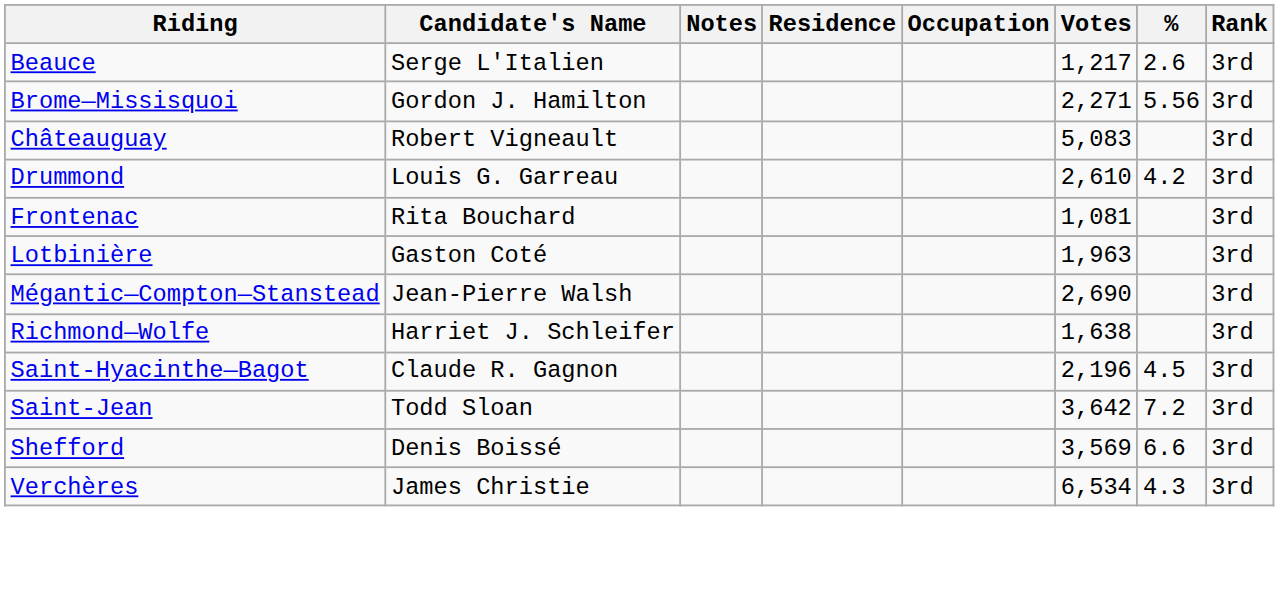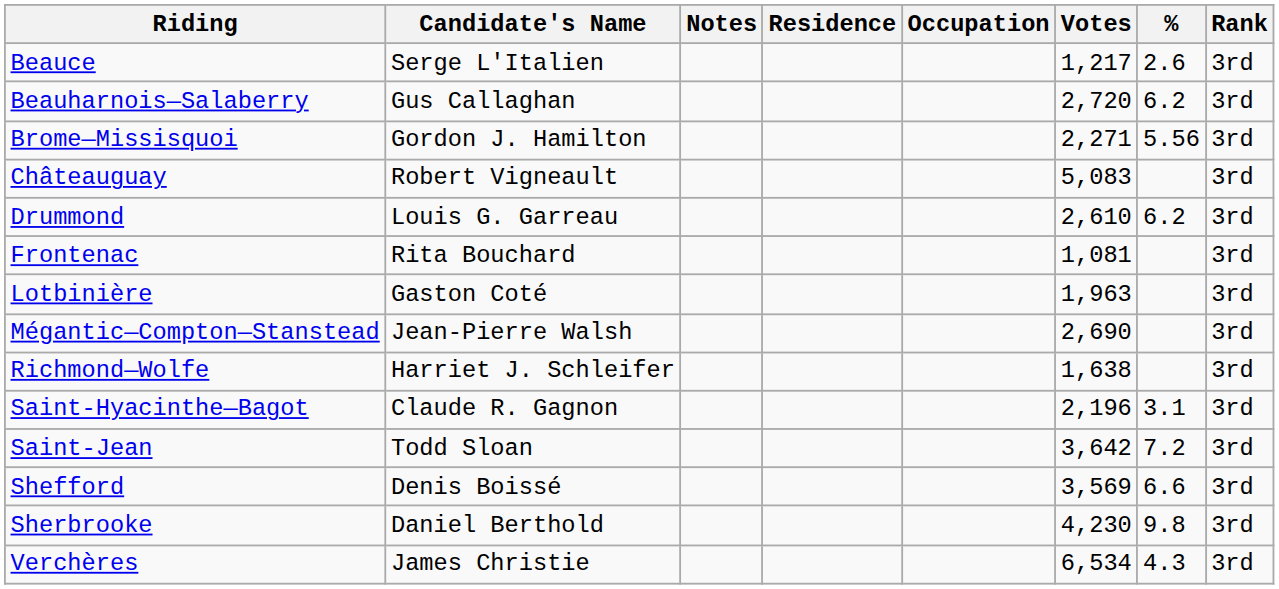+ row: (160, 101)
(1164, 178) 4.2 -> (1164, 217) 6.2
(1164, 371) 4.5 -> (1164, 410) 3.1
+ row: (82, 525)
